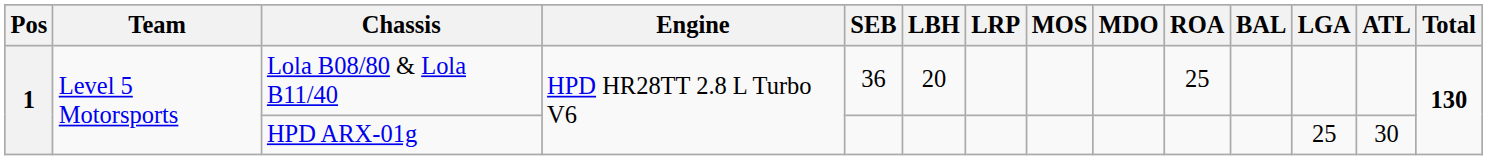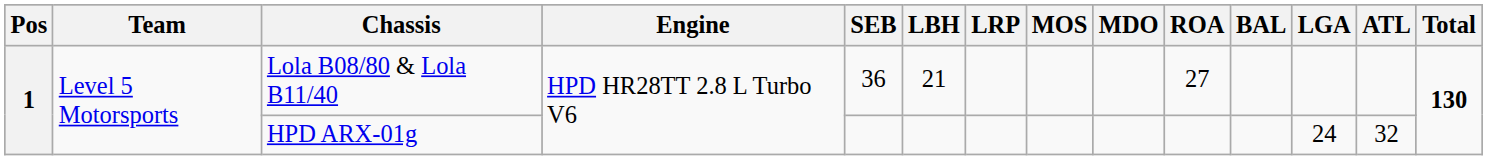(934, 79) 20 -> (934, 79) 21
(1197, 79) 25 -> (1197, 79) 27
(1324, 134) 25 -> (1324, 134) 24
(1386, 134) 30 -> (1386, 134) 32
